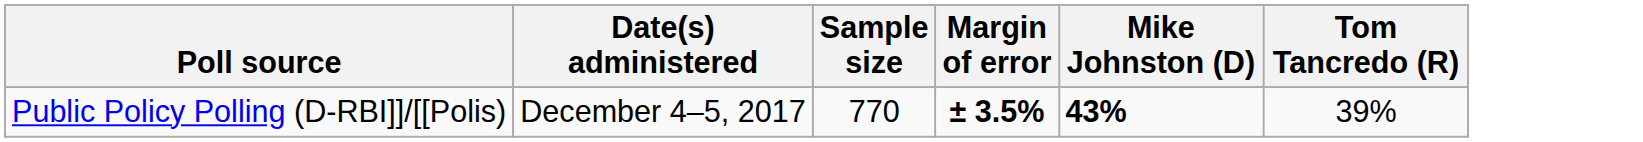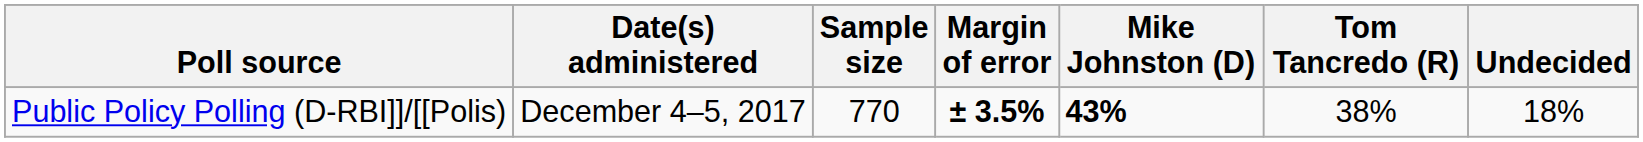+ column: (1554, 63)
(1366, 111) 39% -> (1366, 111) 38%
